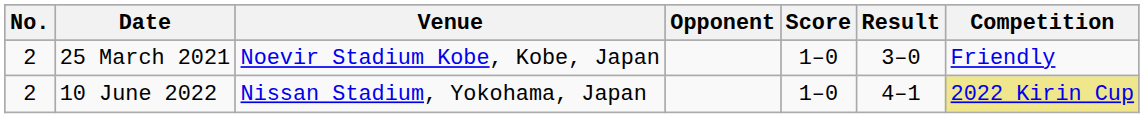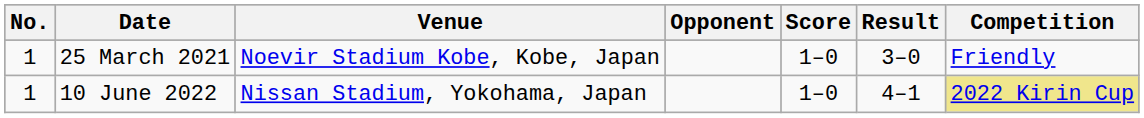(30, 58) 2 -> (30, 58) 1
(30, 94) 2 -> (30, 94) 1
